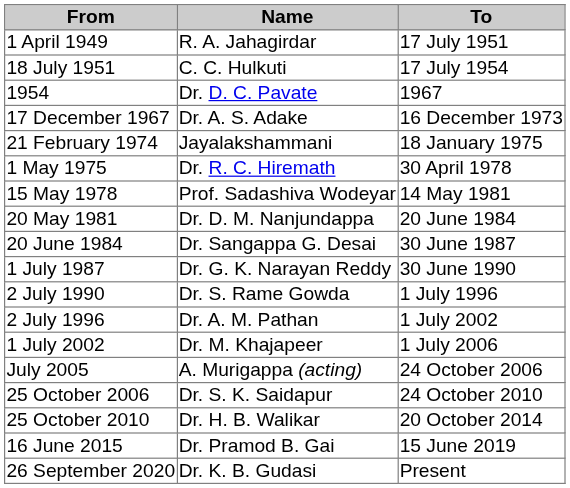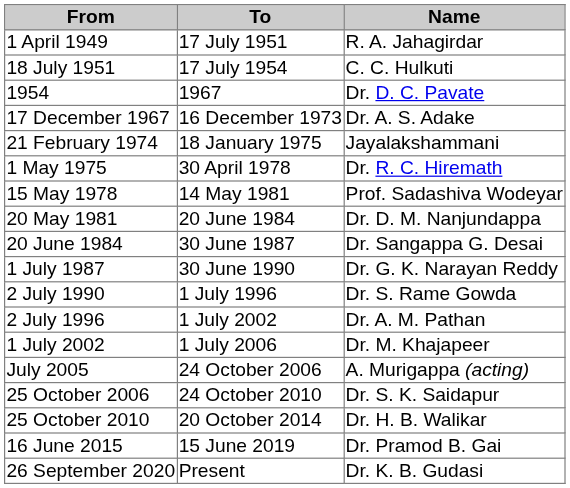columns swapped: (481, 17) <-> (287, 17)
